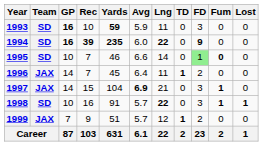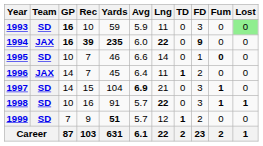(114, 27) bold -> (114, 27) normal
(246, 27) no background -> (246, 27) lightgreen background
(44, 42) SD -> (44, 42) JAX
(200, 57) lightgreen background -> (200, 57) no background
(44, 88) JAX -> (44, 88) SD
(44, 118) JAX -> (44, 118) SD
(114, 118) normal -> (114, 118) bold
